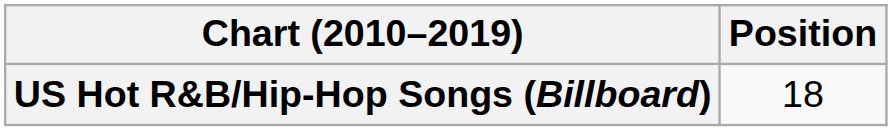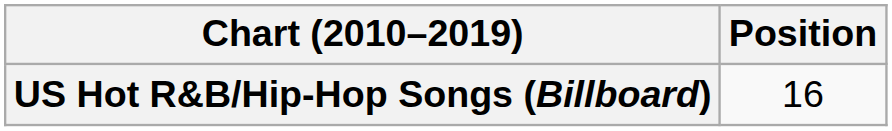(803, 93) 18 -> (803, 93) 16
